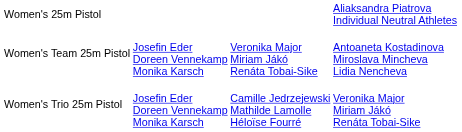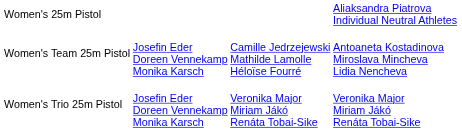(274, 60) Veronika Major Miriam Jákó Renáta Tobai-Sike -> (280, 60) Camille Jedrzejewski Mathilde Lamolle Héloïse Fourré
(280, 111) Camille Jedrzejewski Mathilde Lamolle Héloïse Fourré -> (274, 111) Veronika Major Miriam Jákó Renáta Tobai-Sike
